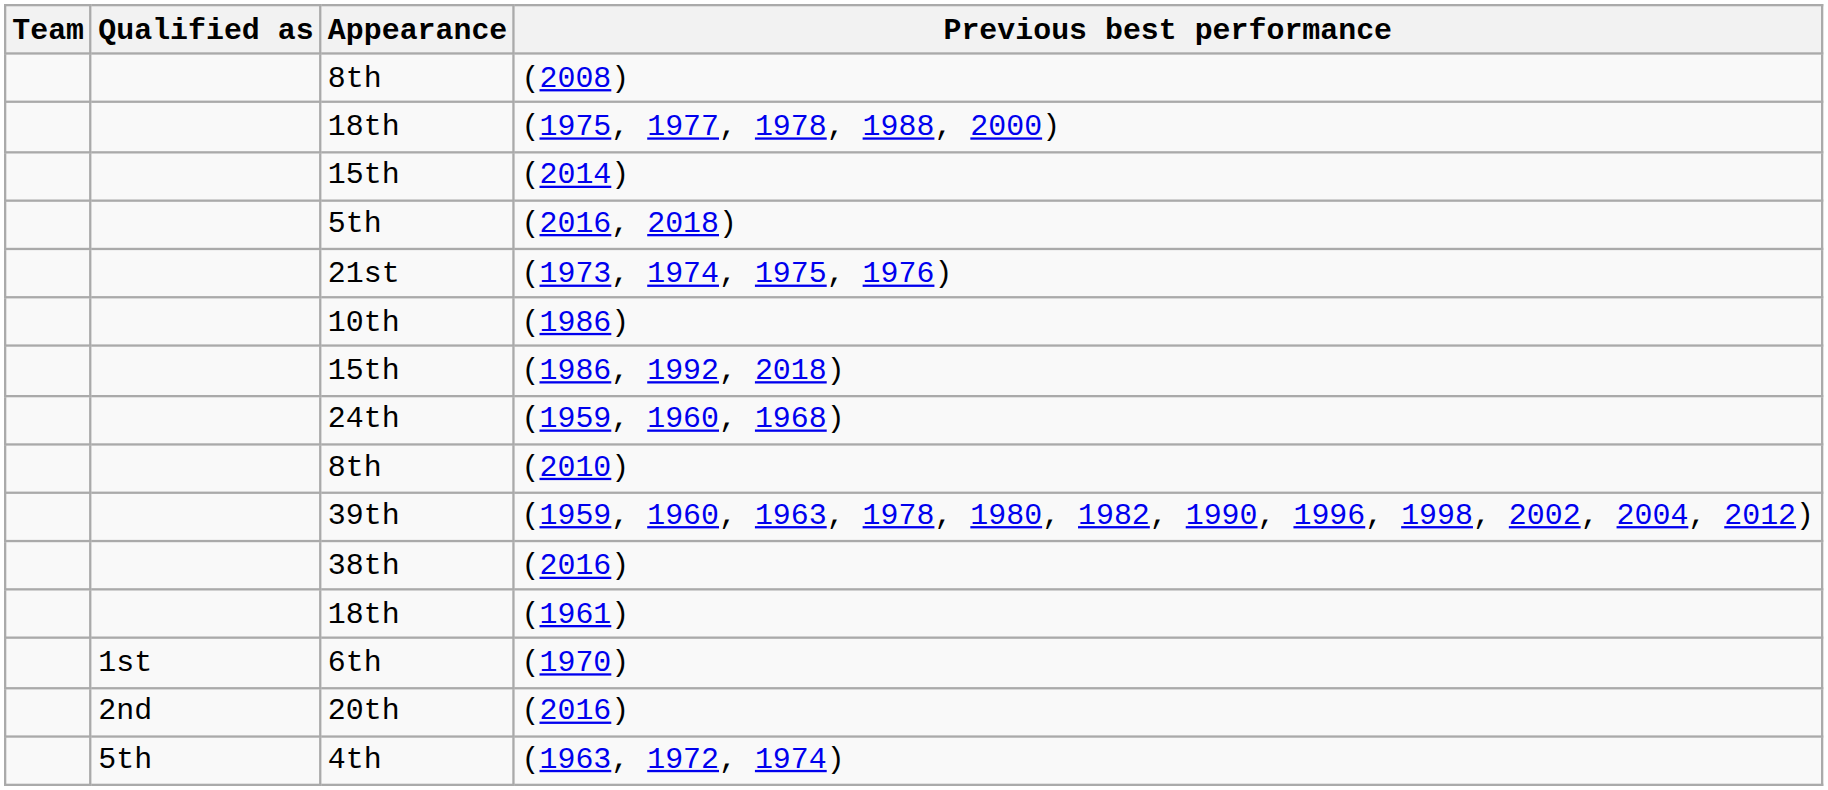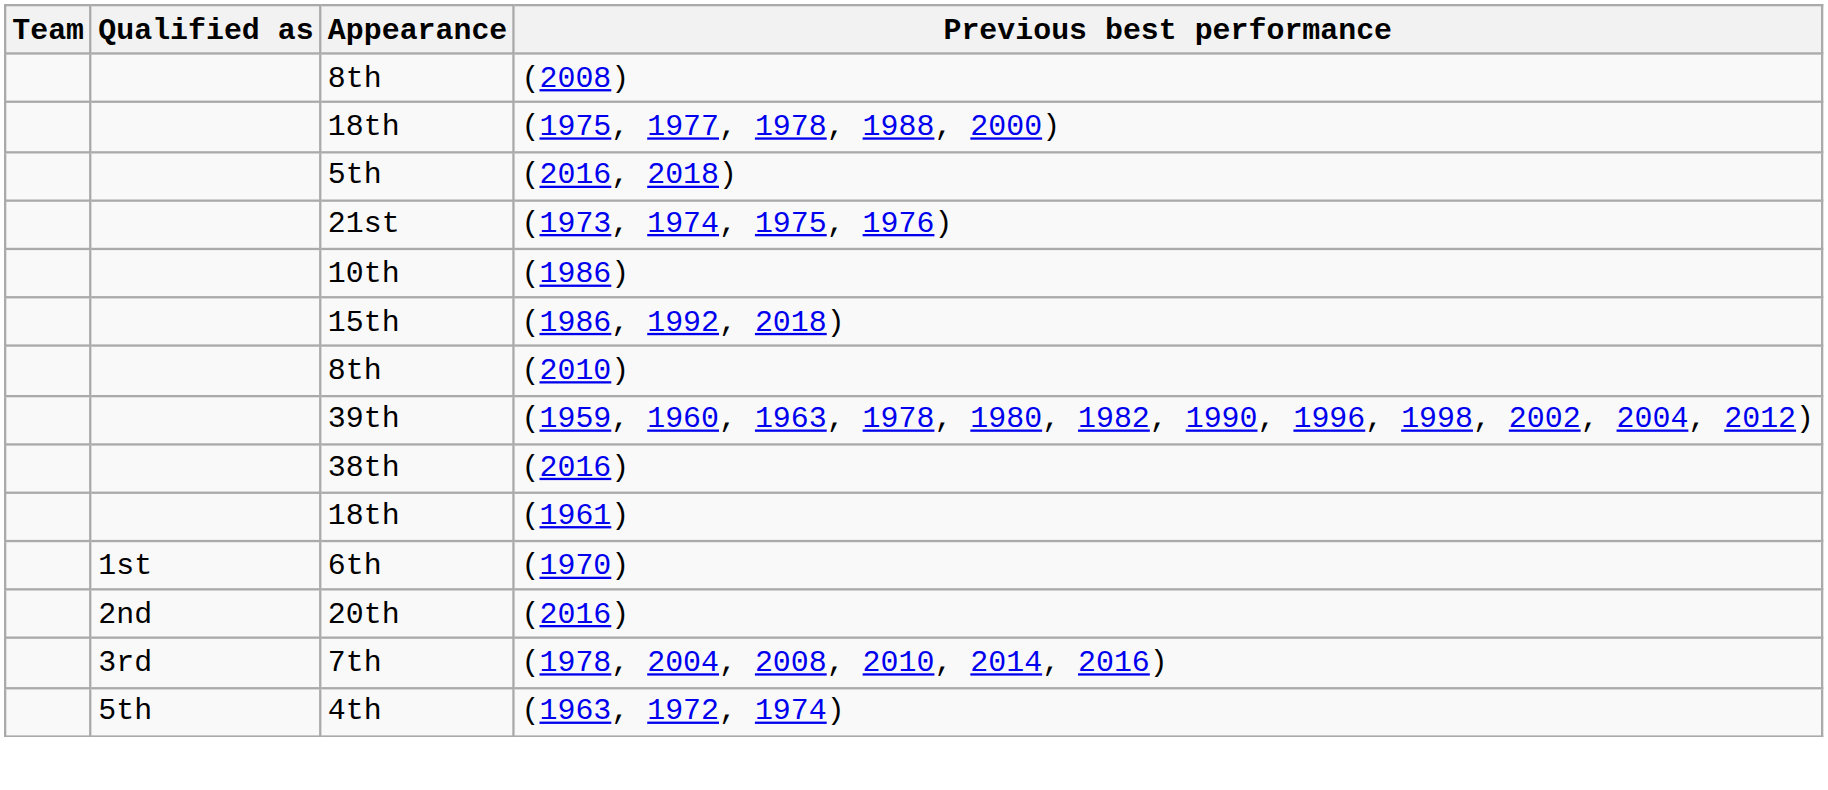- row: (364, 176)
- row: (364, 419)
+ row: (355, 663)
